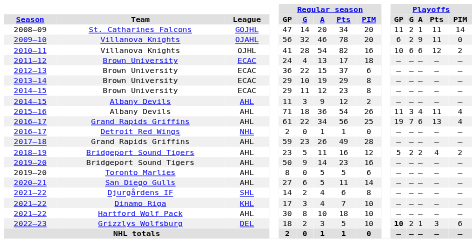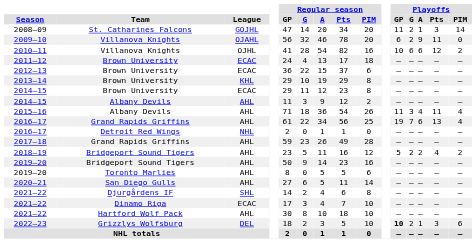(437, 30) 11 -> (437, 30) 3
(247, 80) ECAC -> (247, 80) KHL
(247, 203) KHL -> (247, 203) ECAC
